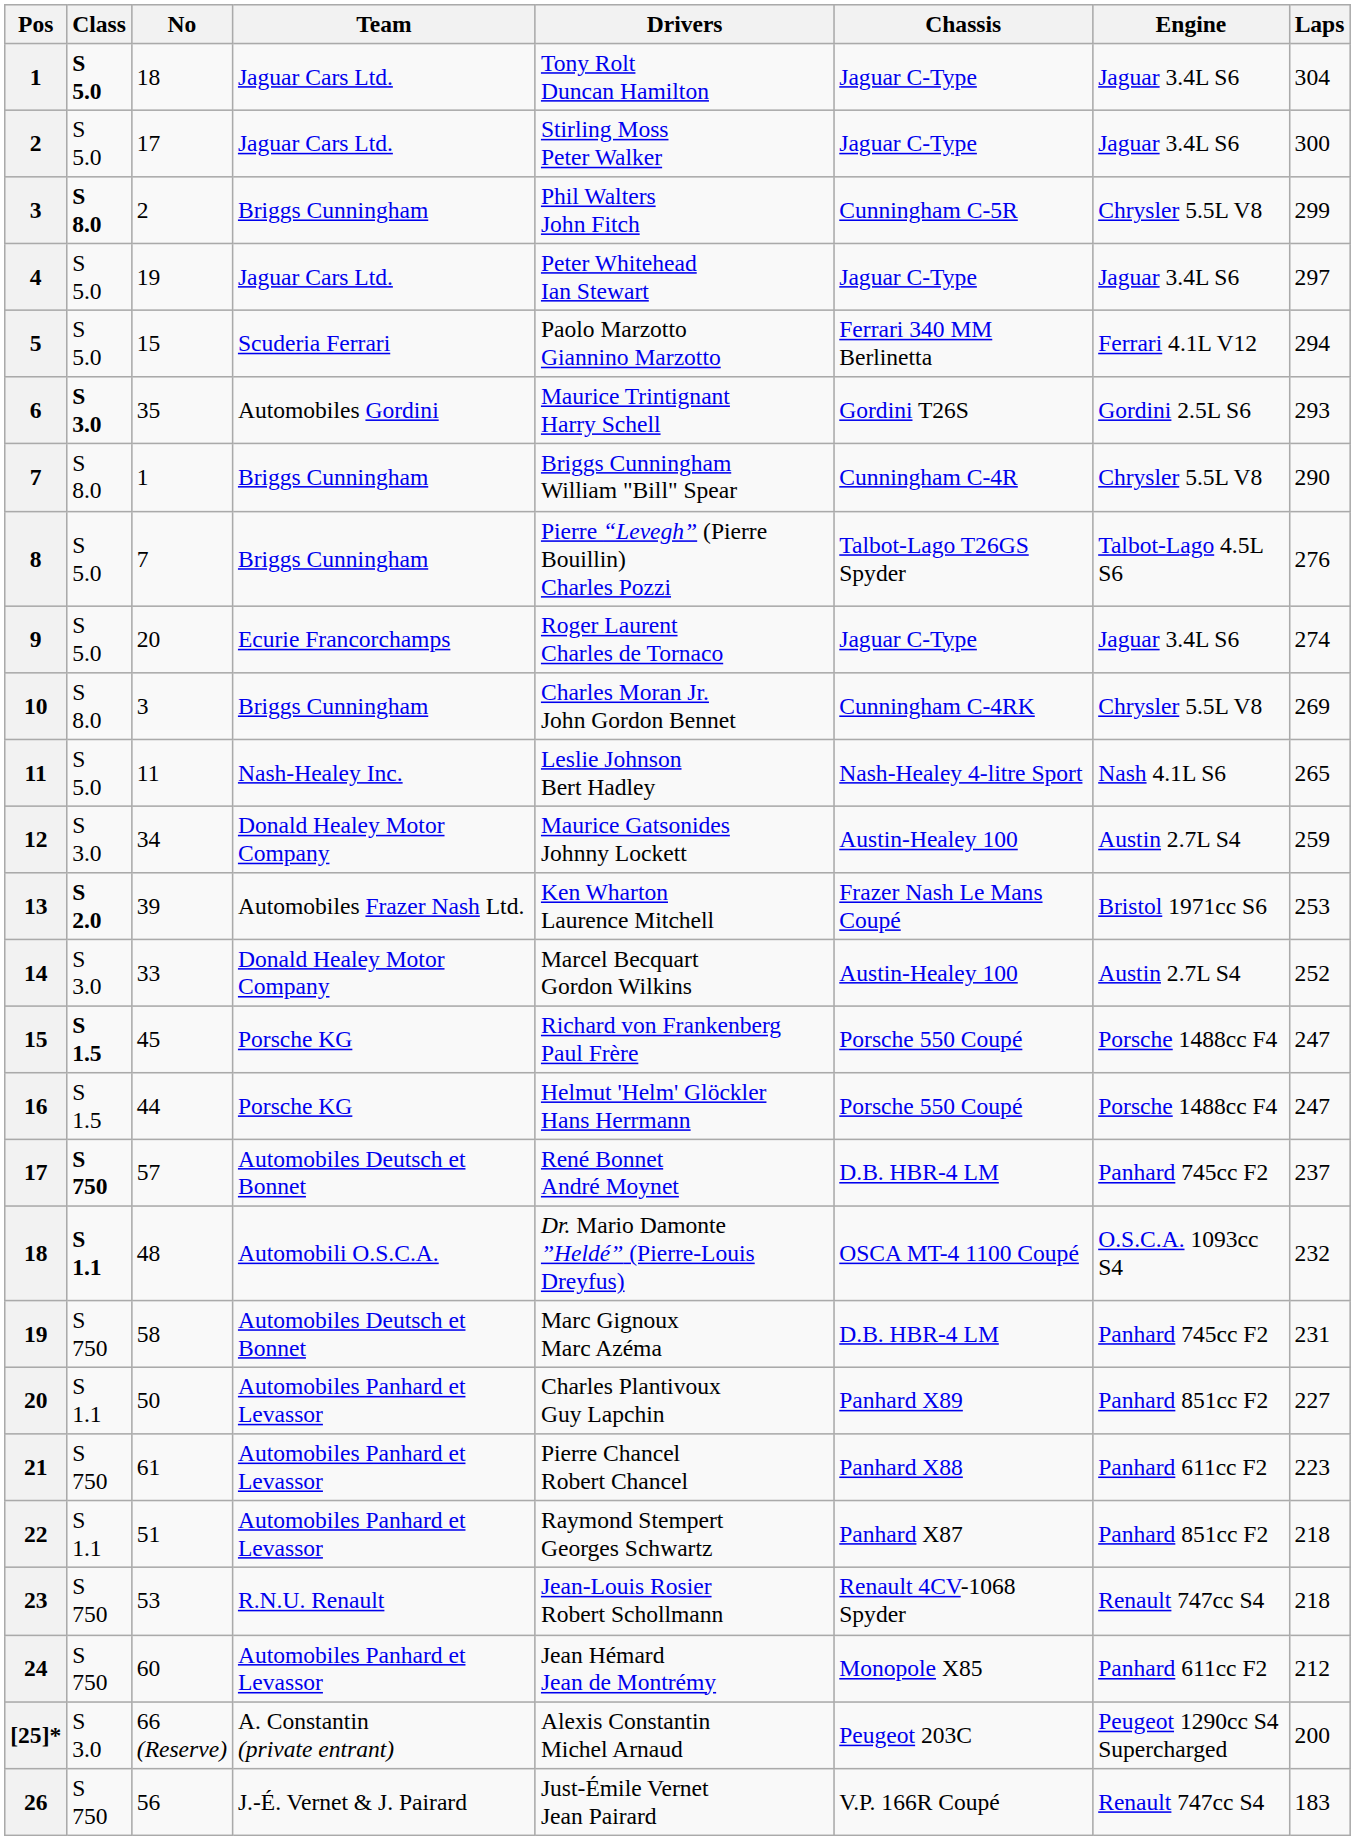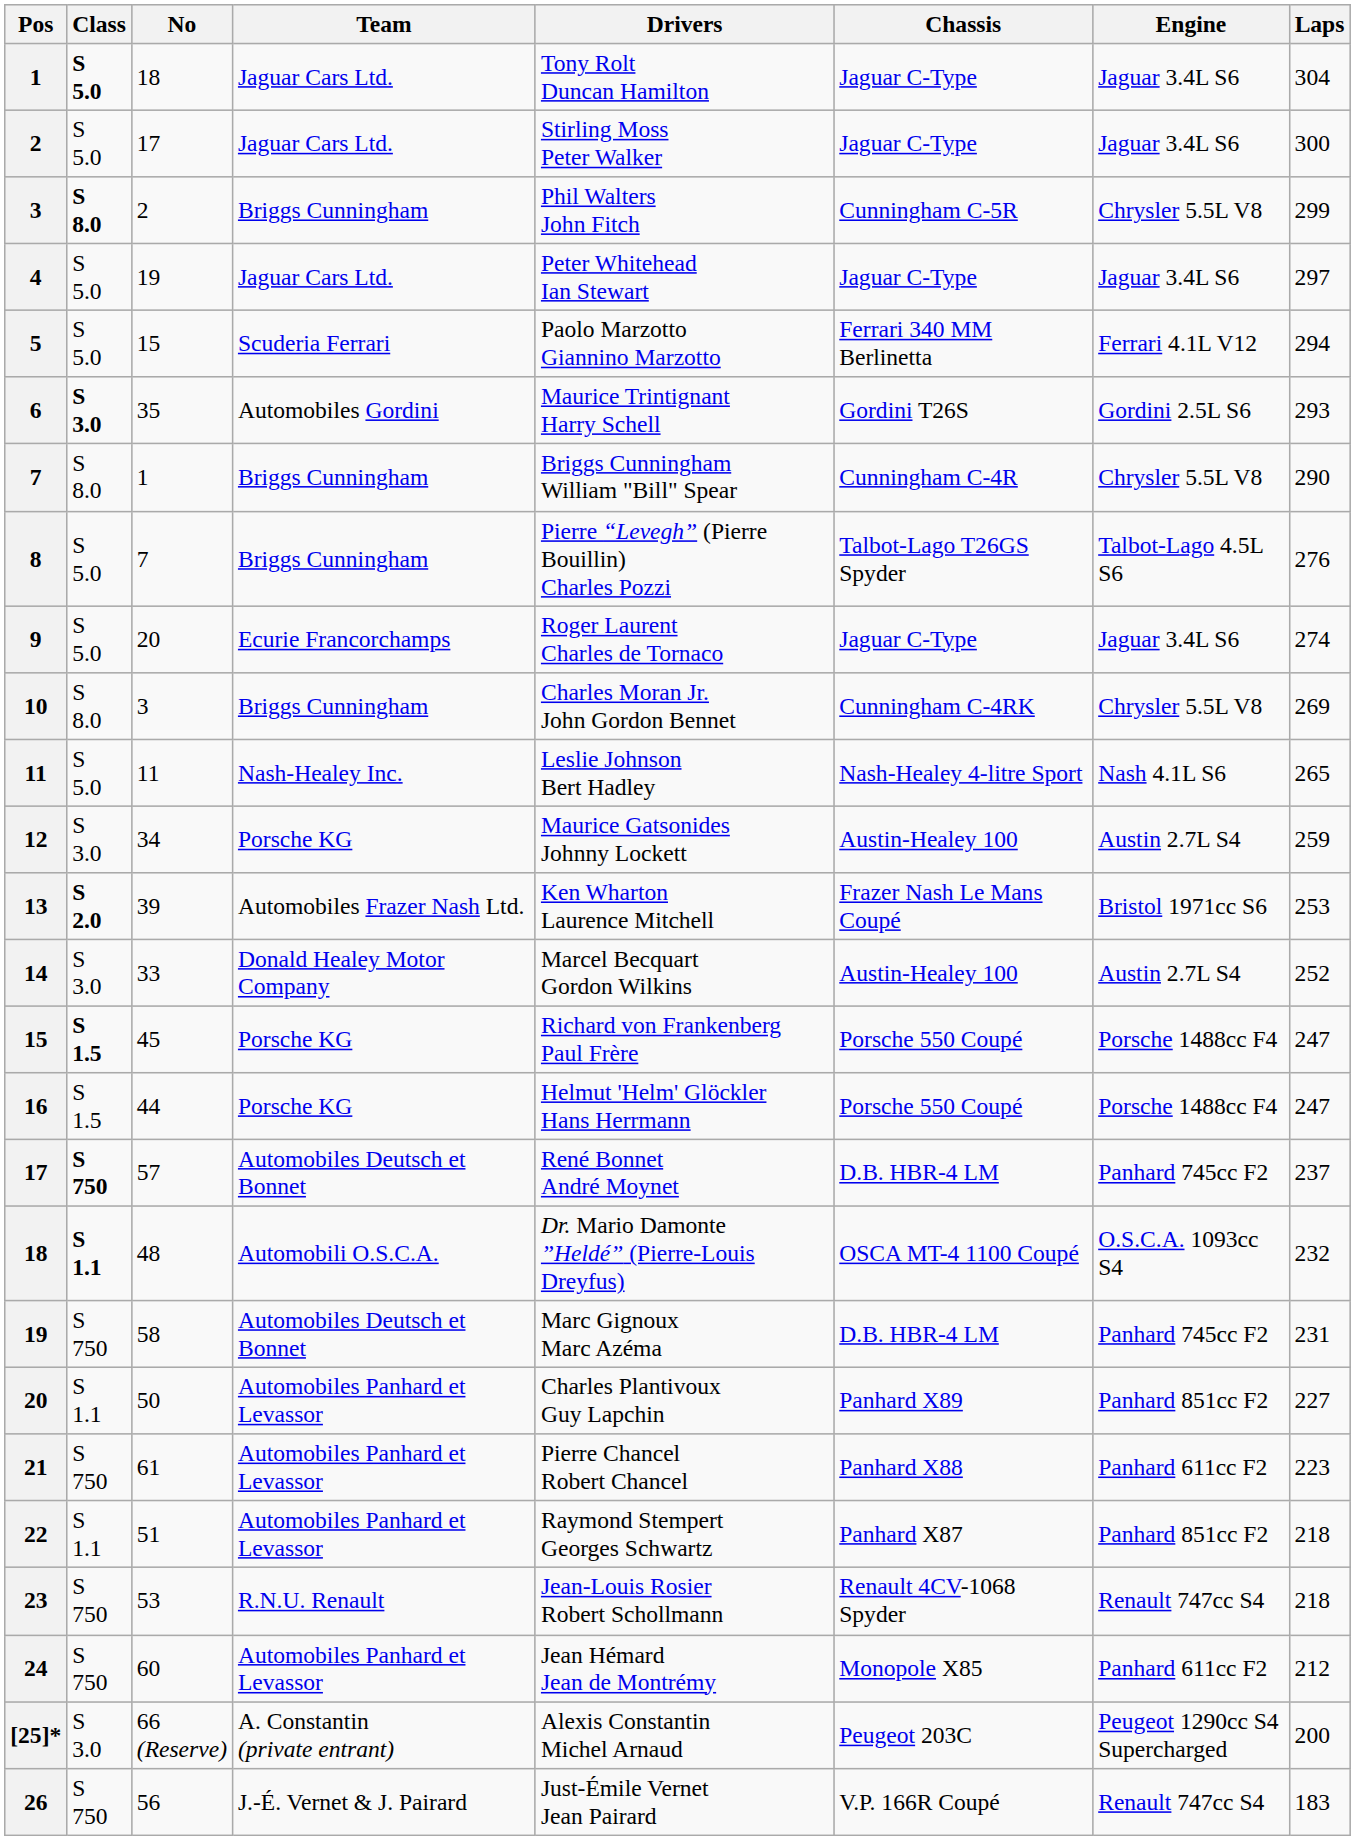(341, 839) Donald Healey Motor Company -> (295, 839) Porsche KG
